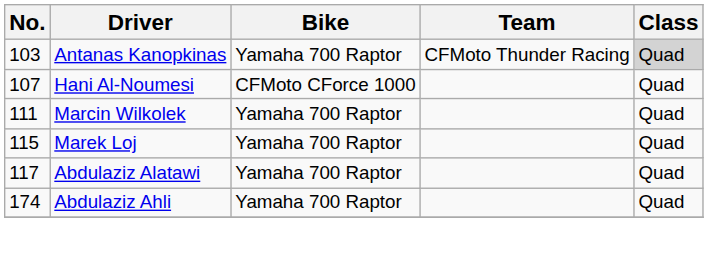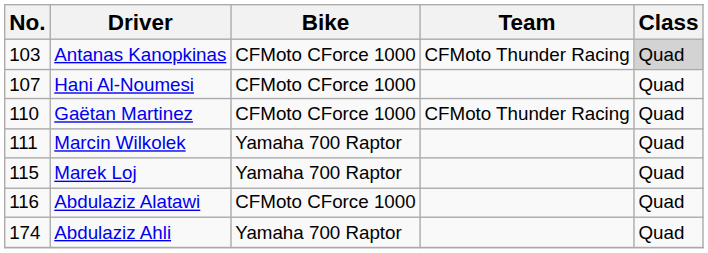(319, 54) Yamaha 700 Raptor -> (325, 54) CFMoto CForce 1000
+ row: (124, 113)
(24, 173) 117 -> (24, 202) 116
(319, 173) Yamaha 700 Raptor -> (325, 202) CFMoto CForce 1000
